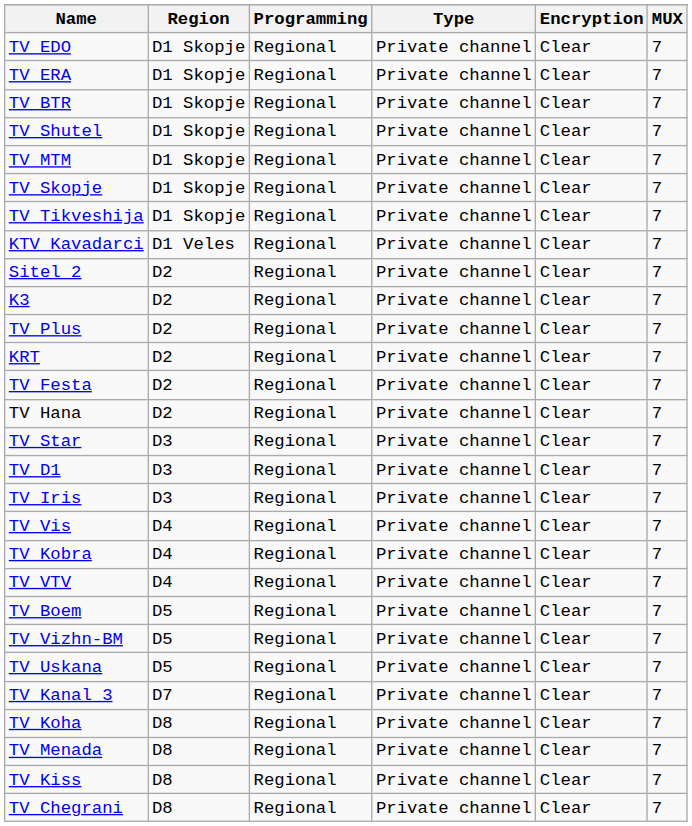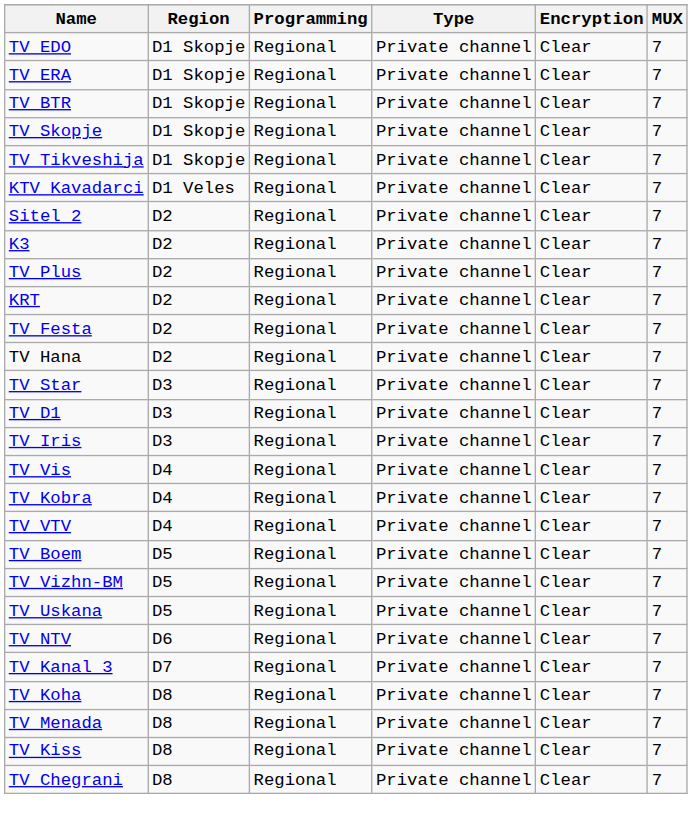- row: (55, 131)
- row: (40, 160)
+ row: (40, 639)
